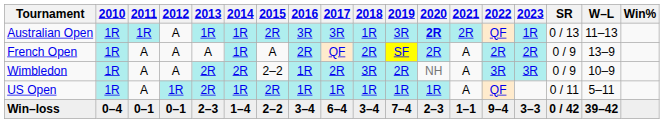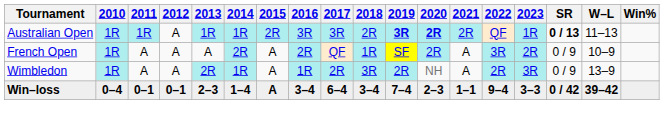(369, 33) 1R -> (369, 33) 2R
(401, 33) normal -> (401, 33) bold
(564, 33) normal -> (564, 33) bold
(240, 52) 1R -> (240, 52) 2R
(369, 52) 2R -> (369, 52) 1R
(498, 52) 2R -> (498, 52) 3R
(601, 52) 13–9 -> (601, 52) 10–9
(240, 71) 2R -> (240, 71) 1R
(273, 71) 2–2 -> (273, 71) A
(498, 71) 3R -> (498, 71) 2R
(601, 71) 10–9 -> (601, 71) 13–9
- row: (32, 90)
(273, 109) 2–2 -> (273, 90) A
